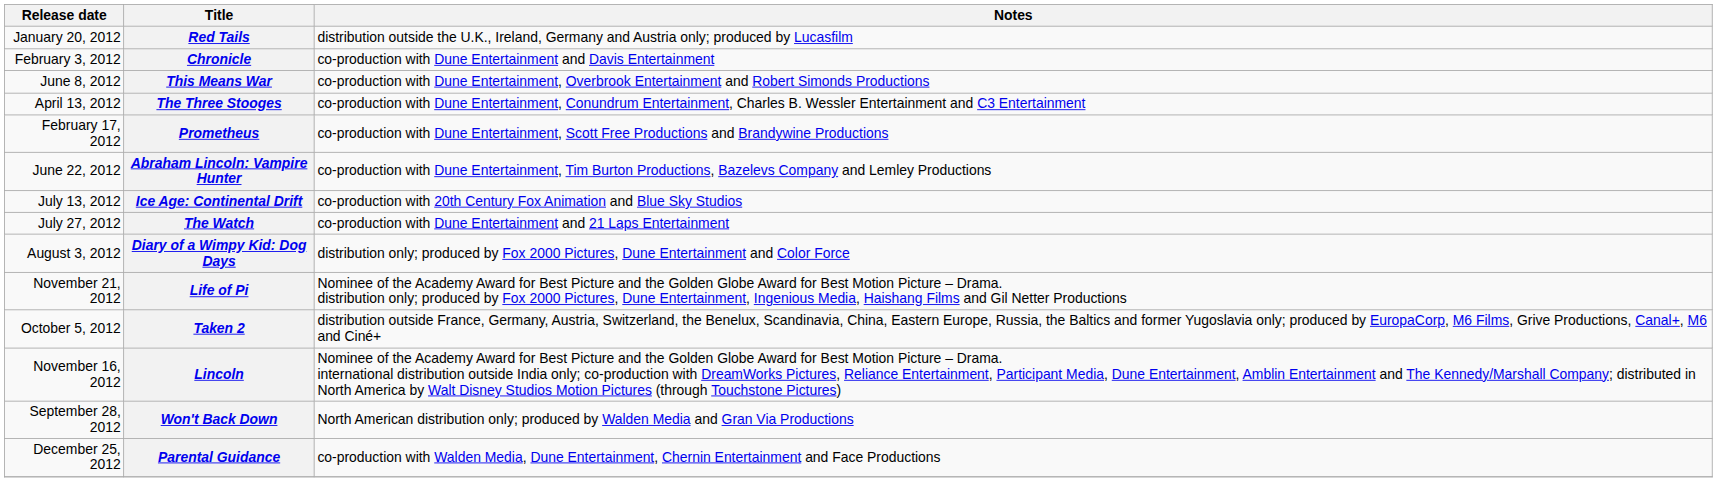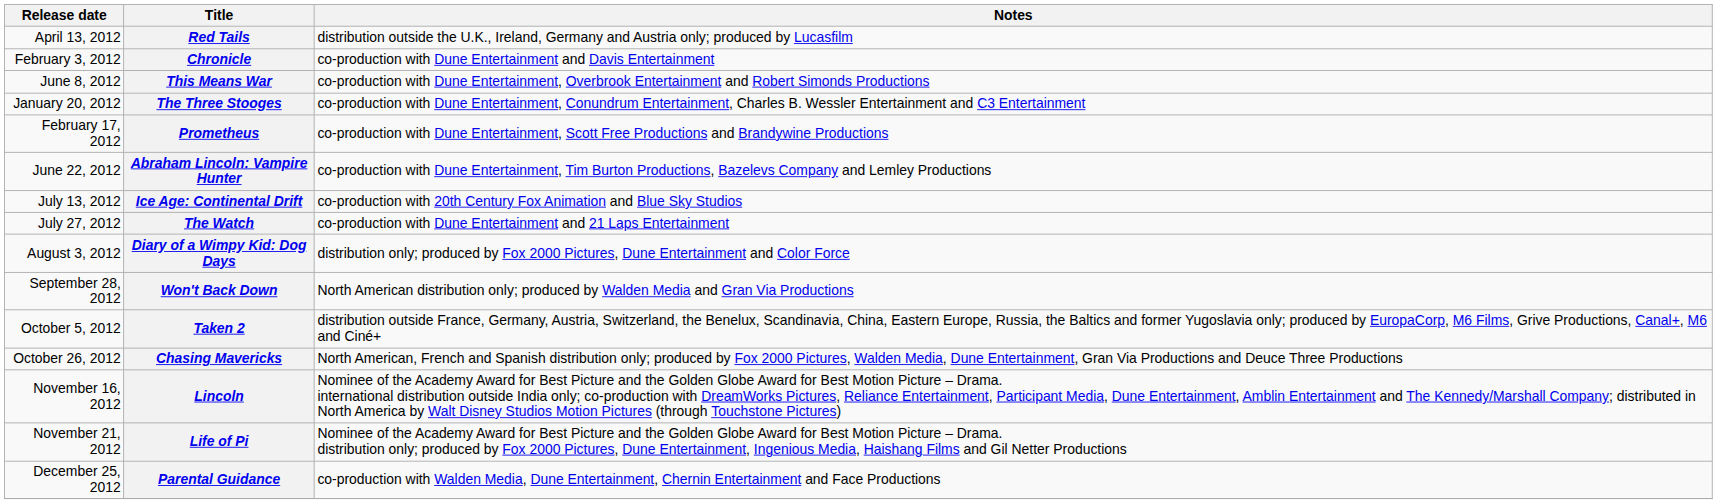(67, 37) January 20, 2012 -> (78, 37) April 13, 2012
(78, 103) April 13, 2012 -> (67, 103) January 20, 2012
rows swapped: (219, 419) <-> (219, 291)
+ row: (219, 358)
